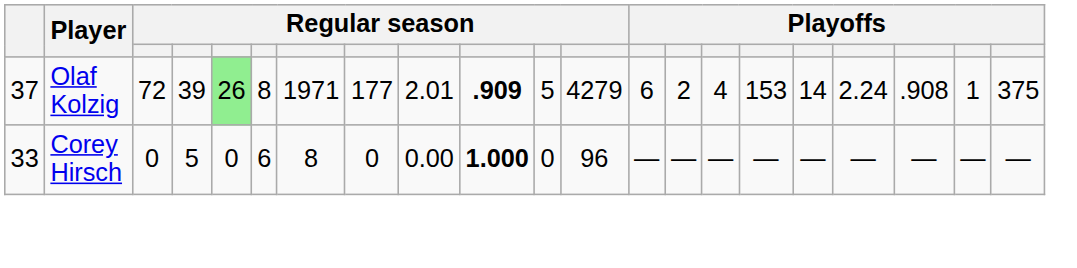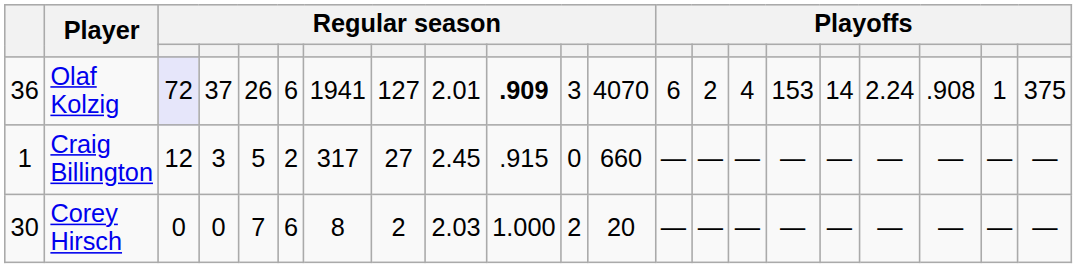(25, 90) 37 -> (25, 90) 36
(152, 90) no background -> (179, 90) lavender background
(192, 90) 39 -> (218, 90) 37
(232, 90) lightgreen background -> (258, 90) no background
(264, 90) 8 -> (291, 90) 6
(311, 90) 1971 -> (338, 90) 1941
(372, 90) 177 -> (399, 90) 127
(548, 90) 5 -> (574, 90) 3
(594, 90) 4279 -> (621, 90) 4070
+ row: (102, 159)
(25, 159) 33 -> (25, 227) 30
(192, 159) 5 -> (218, 227) 0
(232, 159) 0 -> (258, 227) 7
(372, 159) 0 -> (399, 227) 2
(429, 159) 0.00 -> (456, 227) 2.03
(497, 159) bold -> (524, 227) normal
(548, 159) 0 -> (574, 227) 2
(594, 159) 96 -> (621, 227) 20
